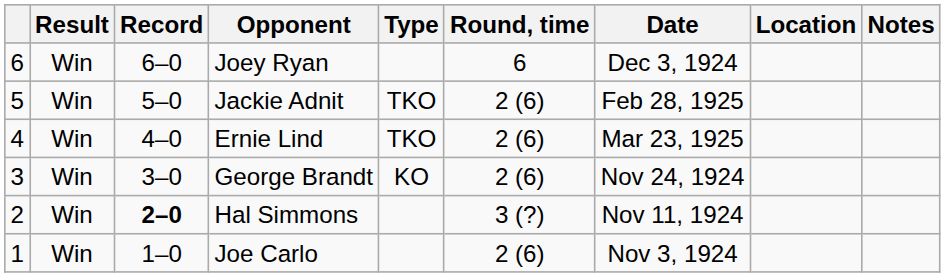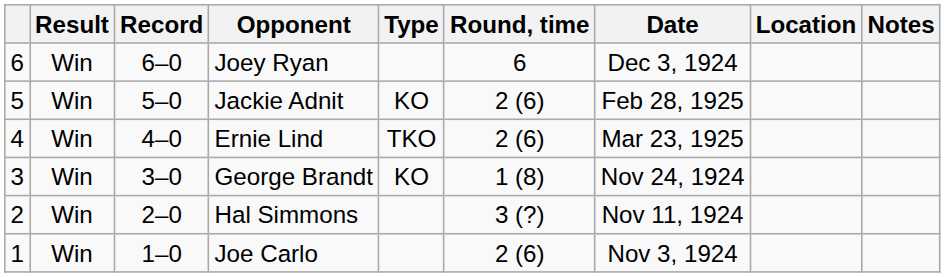(411, 101) TKO -> (411, 101) KO
(520, 177) 2 (6) -> (520, 177) 1 (8)
(162, 215) bold -> (162, 215) normal
